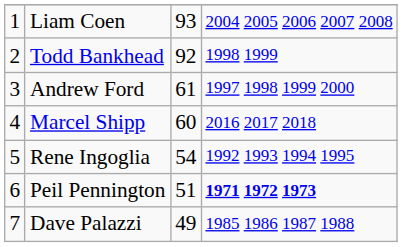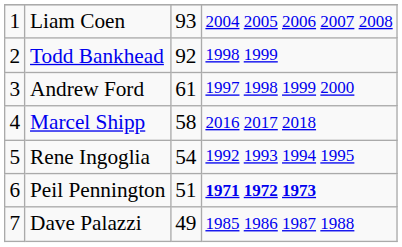(186, 122) 60 -> (186, 122) 58
